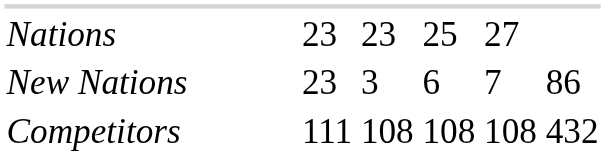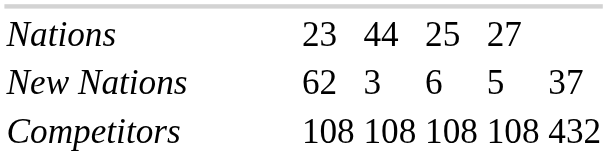(379, 34) 23 -> (381, 34) 44
(320, 82) 23 -> (320, 82) 62
(493, 82) 7 -> (496, 82) 5
(563, 82) 86 -> (566, 82) 37
(327, 131) 111 -> (328, 131) 108
